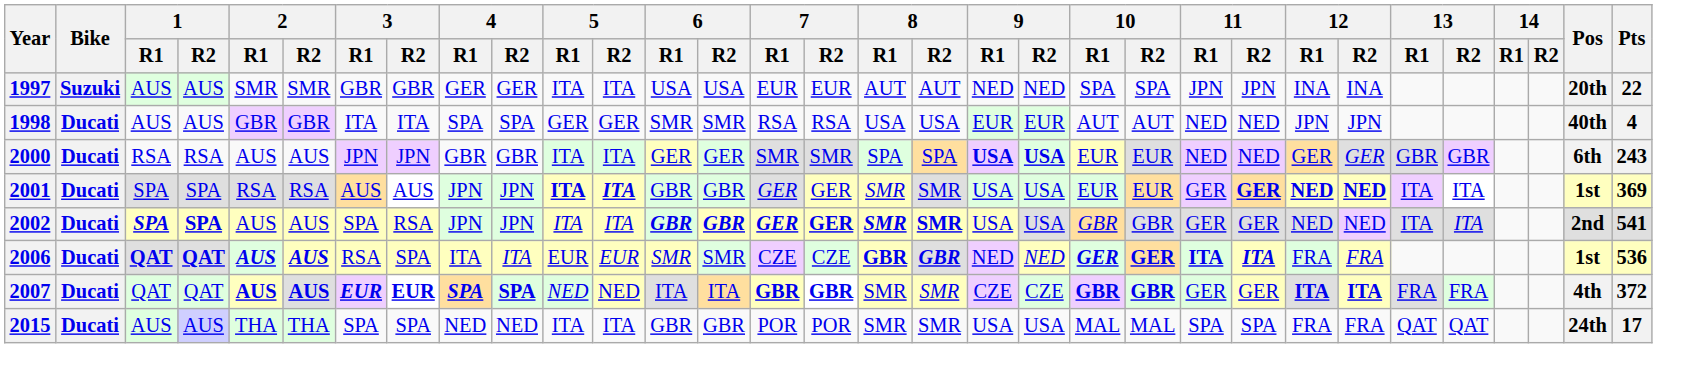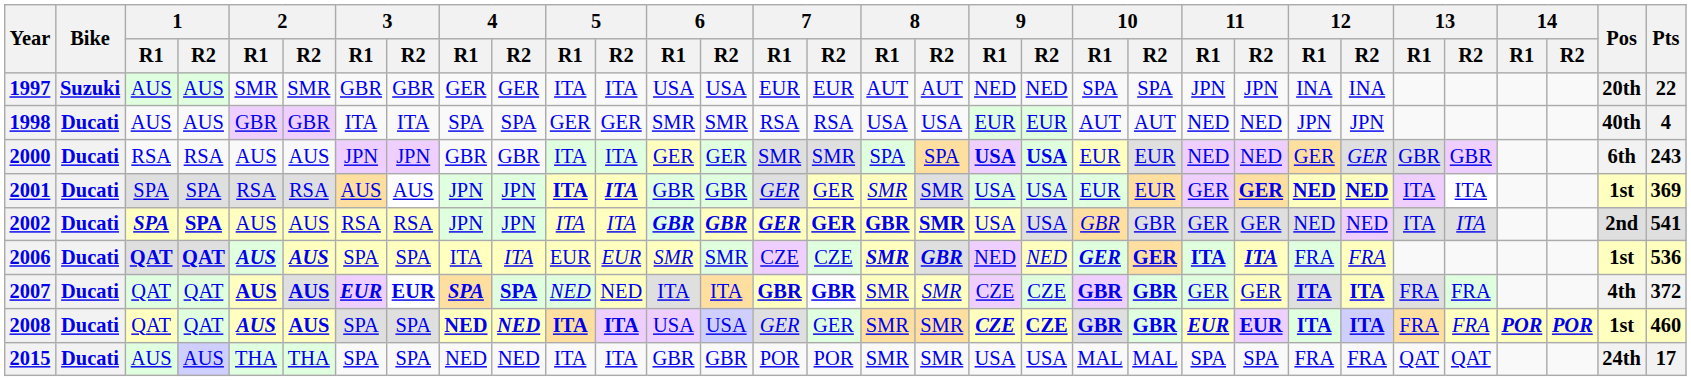(361, 224) SPA -> (361, 224) RSA
(885, 224) SMR -> (887, 224) GBR
(361, 257) RSA -> (361, 257) SPA
(885, 257) GBR -> (887, 257) SMR
+ row: (30, 325)
